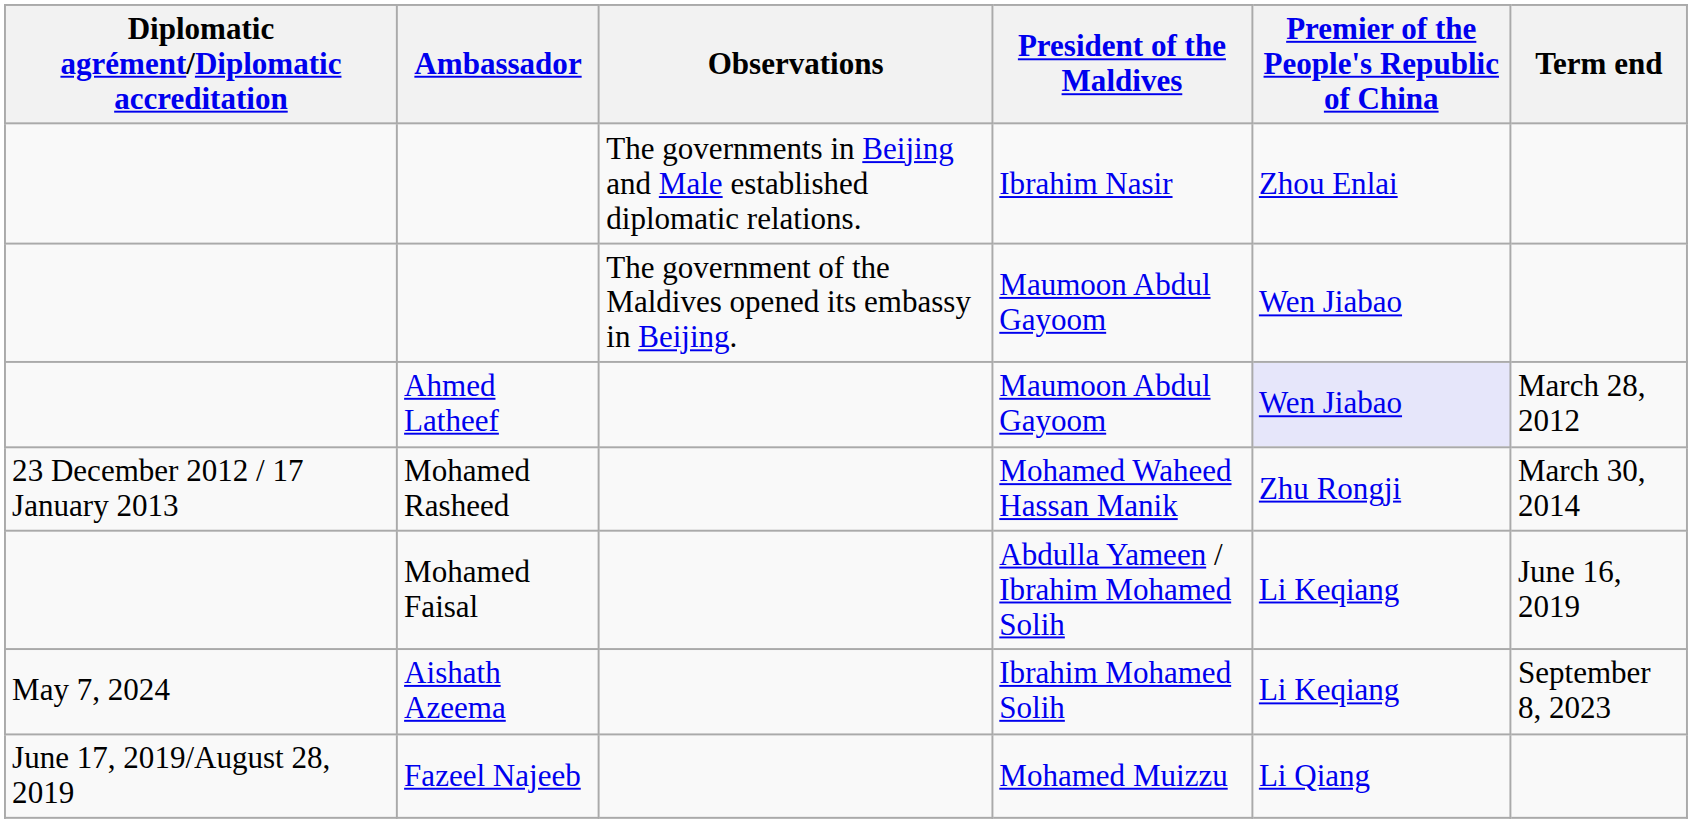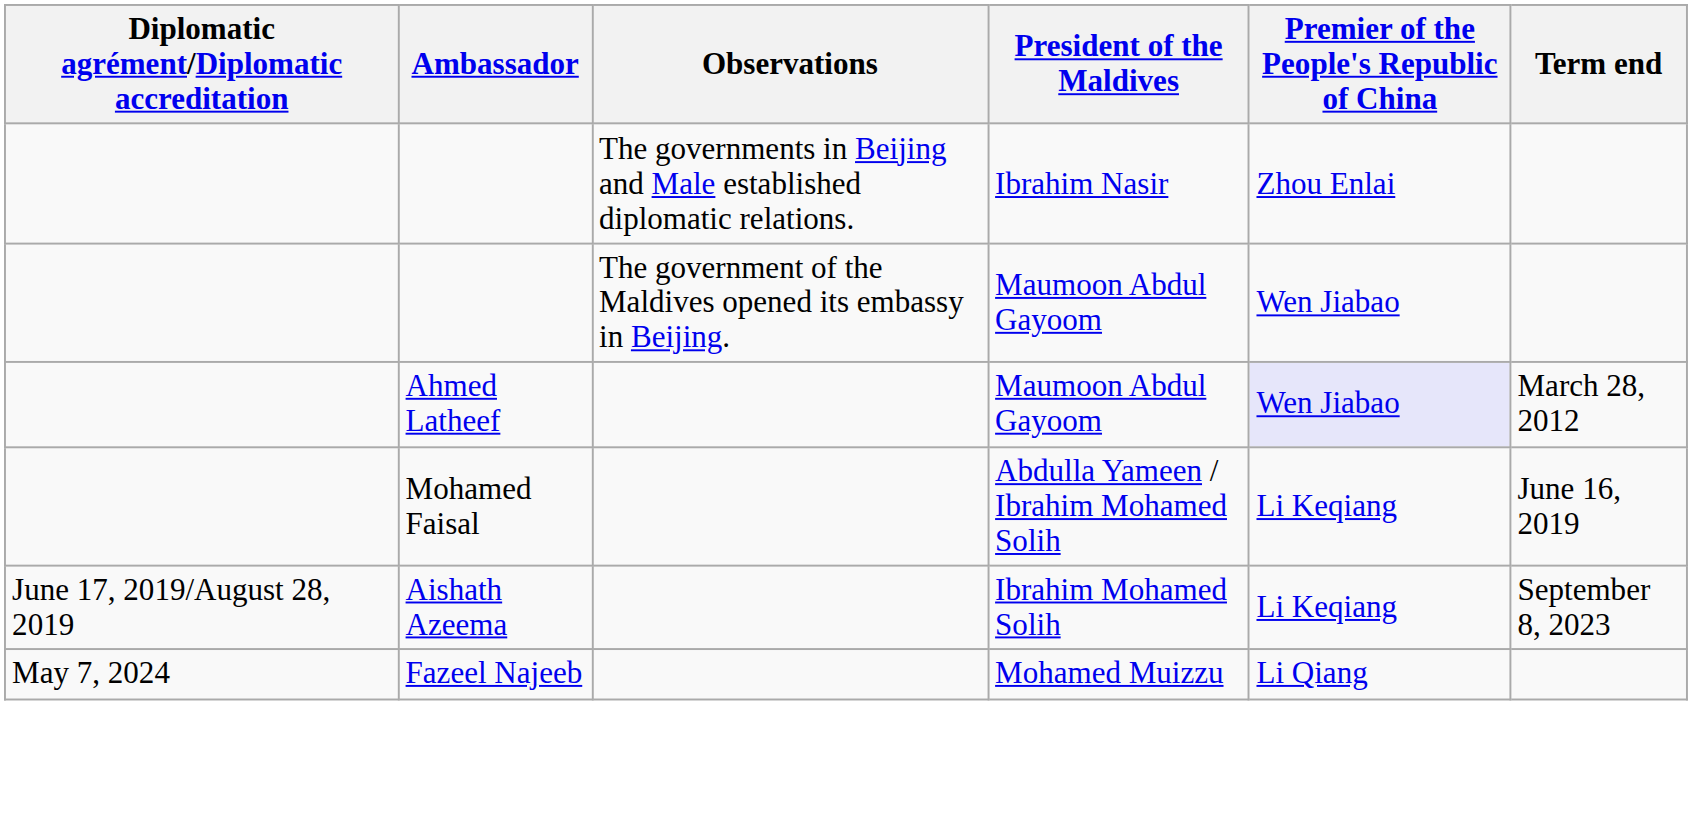- row: (467, 487)
(91, 691) May 7, 2024 -> (171, 606) June 17, 2019/August 28, 2019
(171, 775) June 17, 2019/August 28, 2019 -> (91, 673) May 7, 2024
